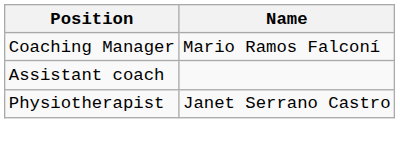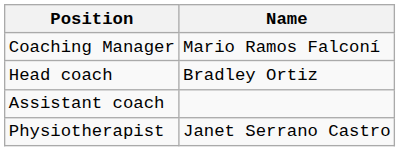+ row: (61, 75)
